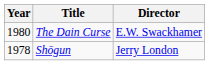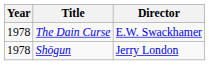(19, 32) 1980 -> (19, 32) 1978
